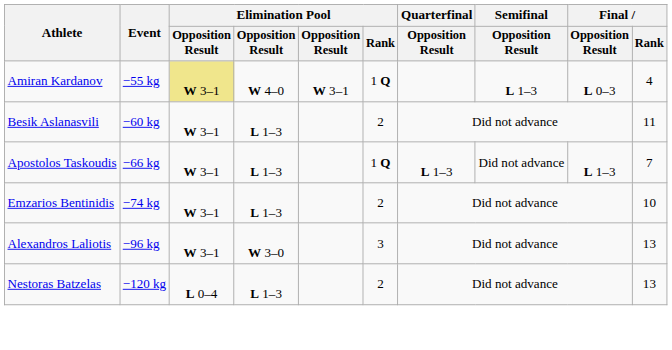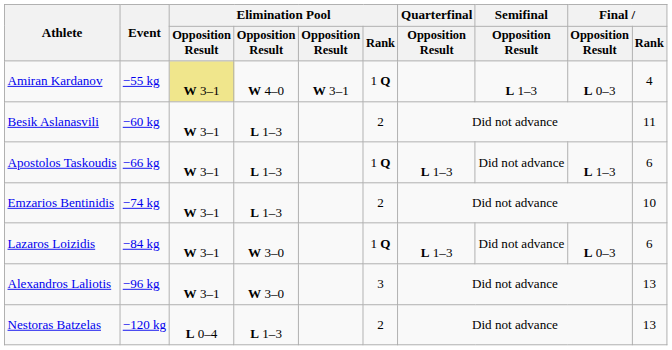(649, 162) 7 -> (649, 162) 6
+ row: (51, 243)
